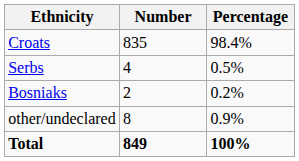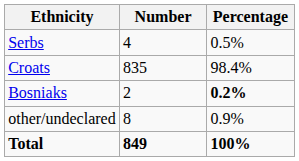rows swapped: (29, 42) <-> (26, 67)
(227, 93) normal -> (228, 93) bold
